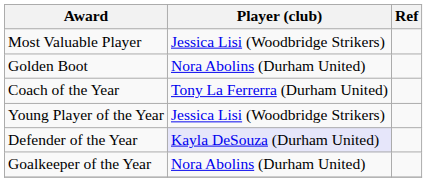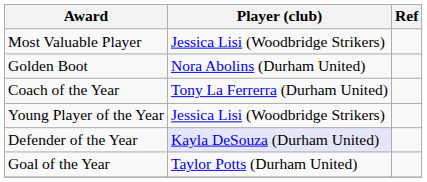- row: (80, 164)
+ row: (59, 164)
